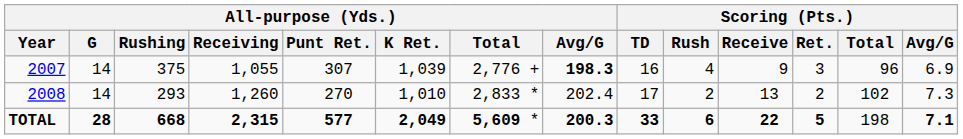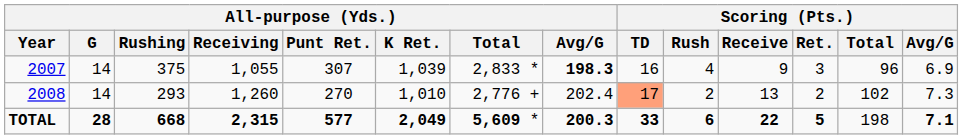(496, 69) 2,776 + -> (496, 69) 2,833 *
(496, 95) 2,833 * -> (496, 95) 2,776 +
(640, 95) no background -> (640, 95) lightsalmon background
